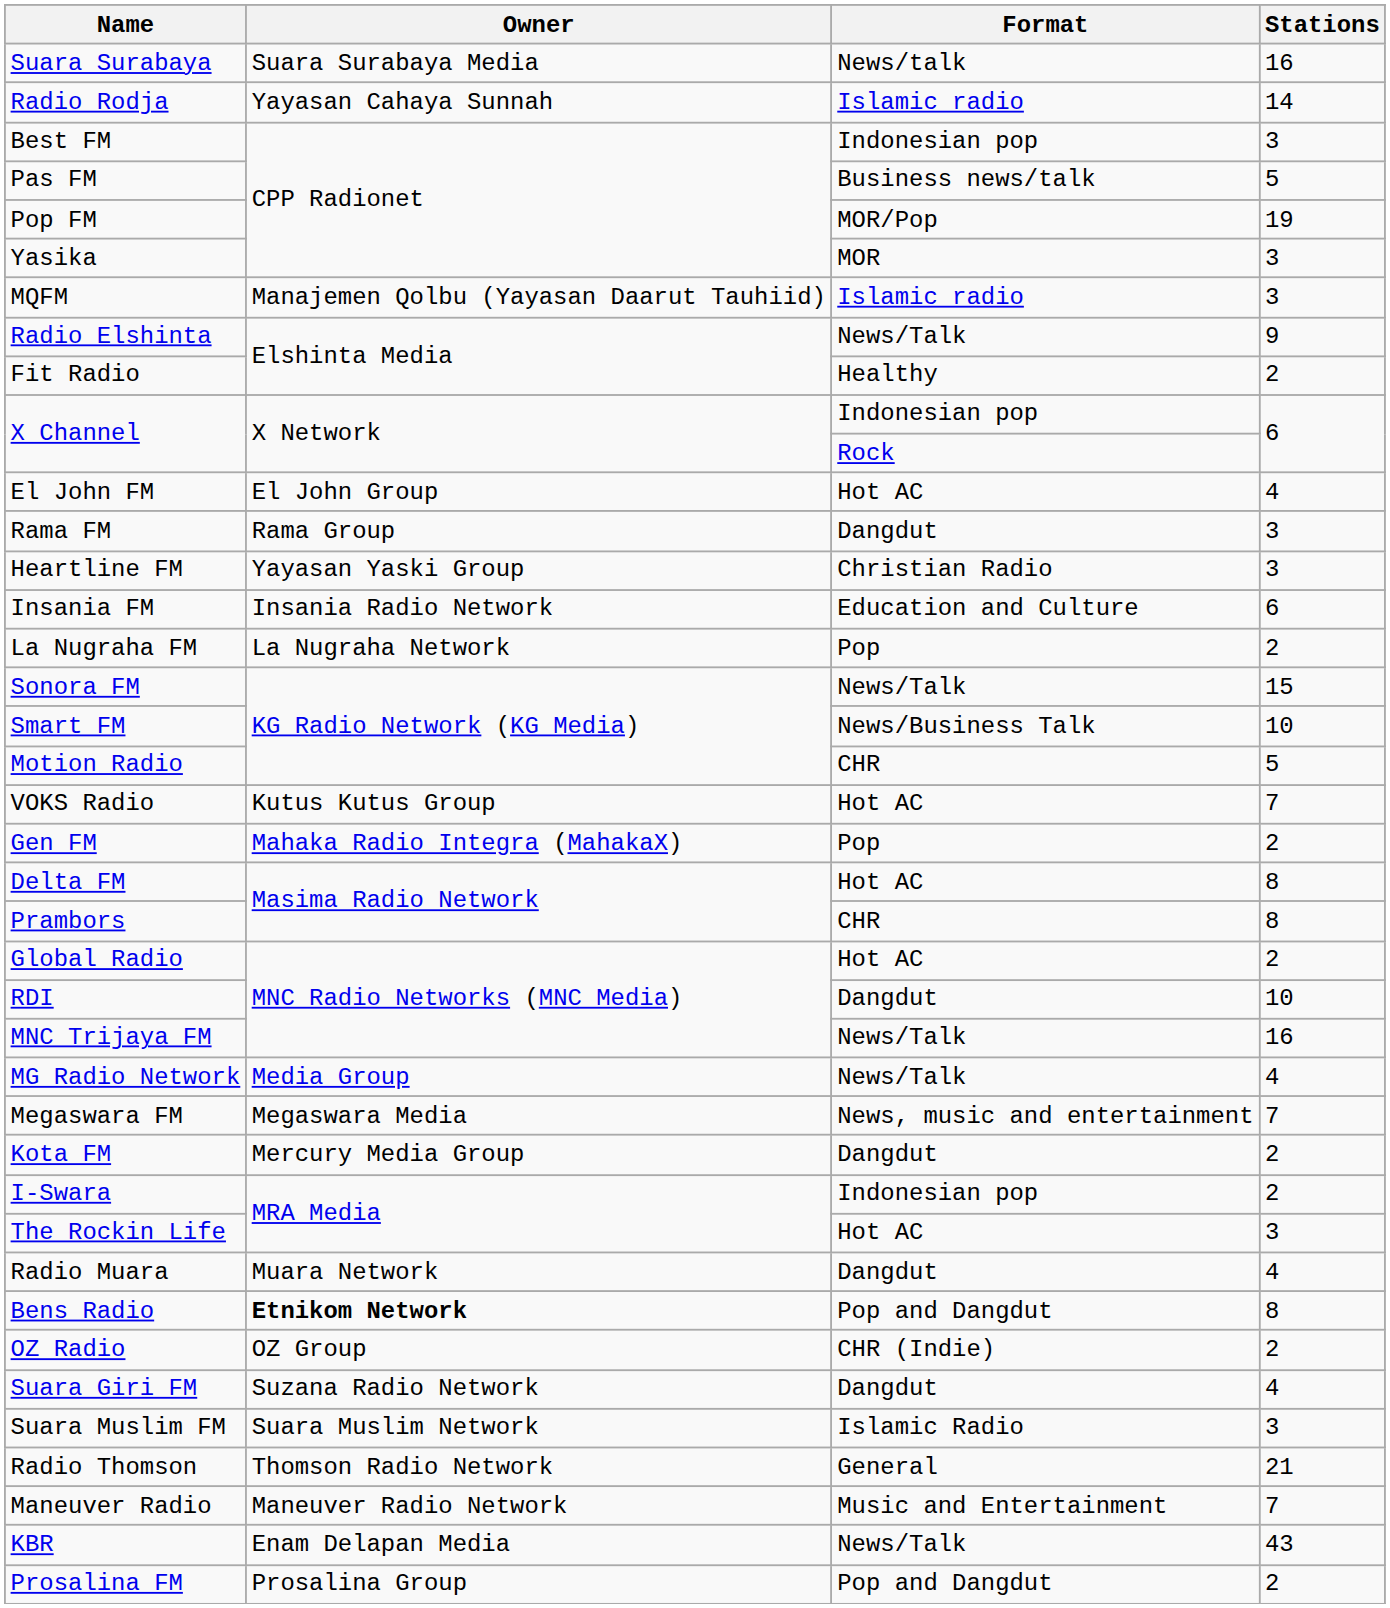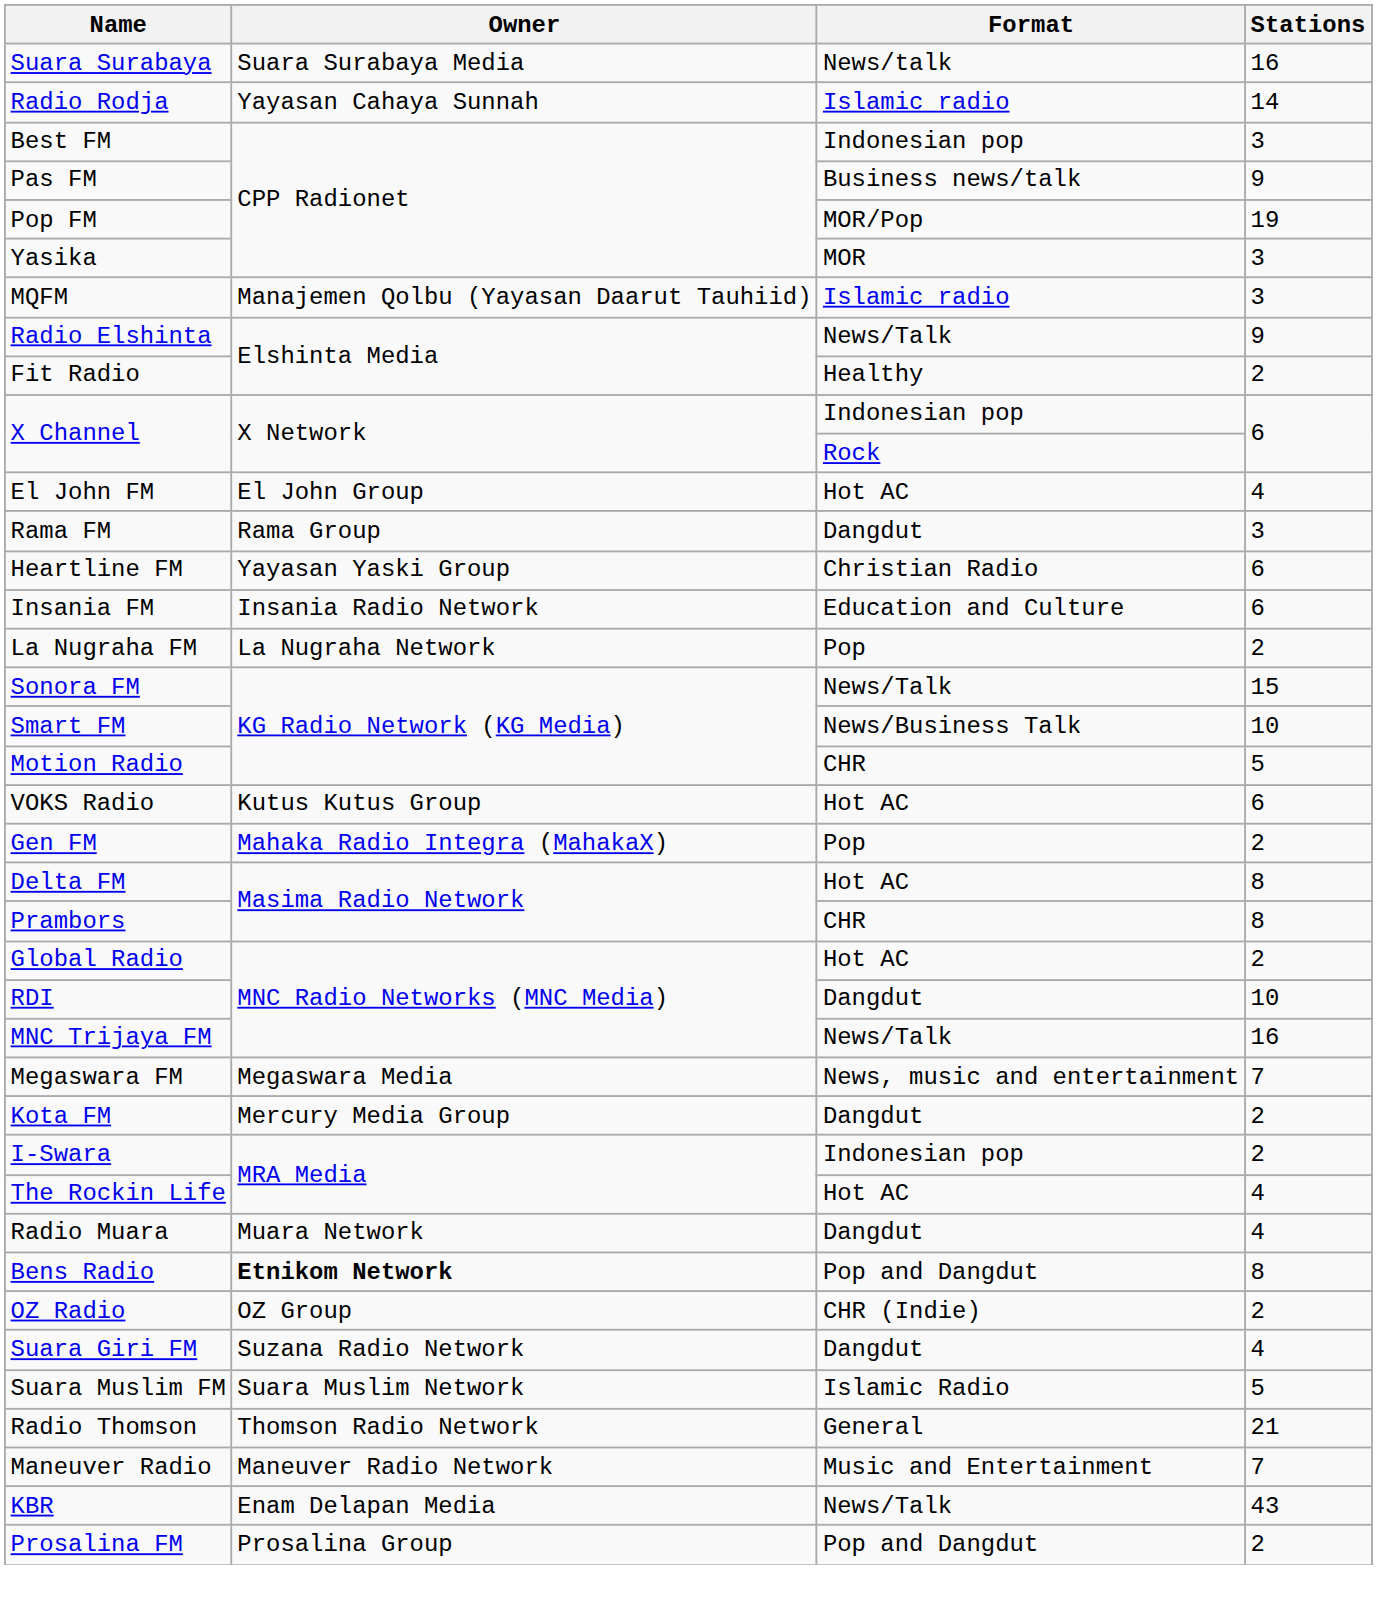(1272, 180) 5 -> (1258, 180) 9
(1272, 570) 3 -> (1258, 570) 6
(1272, 804) 7 -> (1258, 804) 6
- row: (125, 1077)
(1272, 1233) 3 -> (1258, 1194) 4
(1272, 1428) 3 -> (1258, 1389) 5
